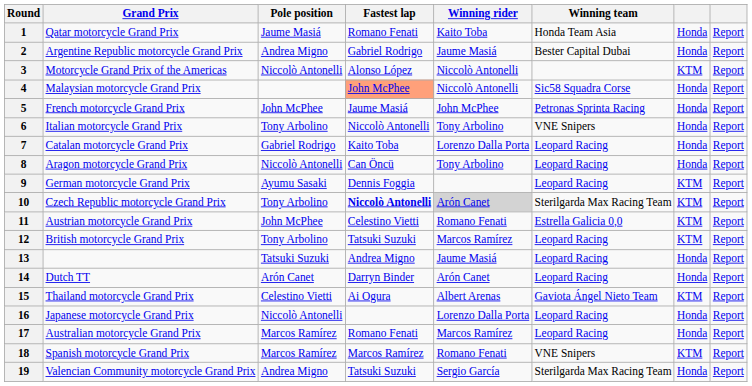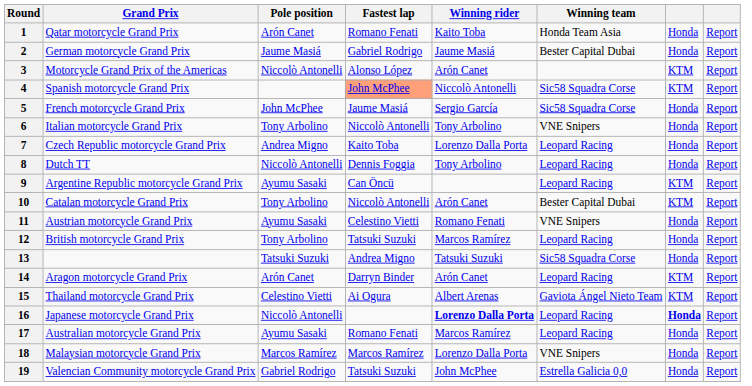(291, 32) Jaume Masiá -> (287, 32) Arón Canet
(144, 51) Argentine Republic motorcycle Grand Prix -> (118, 51) German motorcycle Grand Prix
(294, 51) Andrea Migno -> (291, 51) Jaume Masiá
(477, 70) Niccolò Antonelli -> (461, 70) Arón Canet
(123, 88) Malaysian motorcycle Grand Prix -> (117, 88) Spanish motorcycle Grand Prix
(692, 88) Honda -> (681, 88) KTM
(468, 107) John McPhee -> (466, 107) Sergio García
(590, 107) Petronas Sprinta Racing -> (587, 107) Sic58 Squadra Corse
(117, 145) Catalan motorcycle Grand Prix -> (136, 145) Czech Republic motorcycle Grand Prix
(298, 145) Gabriel Rodrigo -> (294, 145) Andrea Migno
(116, 164) Aragon motorcycle Grand Prix -> (68, 164) Dutch TT
(371, 164) Can Öncü -> (381, 164) Dennis Foggia
(118, 183) German motorcycle Grand Prix -> (144, 183) Argentine Republic motorcycle Grand Prix
(381, 183) Dennis Foggia -> (371, 183) Can Öncü
(136, 201) Czech Republic motorcycle Grand Prix -> (117, 201) Catalan motorcycle Grand Prix
(390, 201) bold -> (389, 201) normal
(463, 201) lightgrey background -> (461, 201) no background
(603, 201) Sterilgarda Max Racing Team -> (587, 201) Bester Capital Dubai
(292, 220) John McPhee -> (294, 220) Ayumu Sasaki
(579, 220) Estrella Galicia 0,0 -> (570, 220) VNE Snipers
(690, 220) KTM -> (683, 220) Honda
(690, 239) KTM -> (683, 239) Honda
(467, 258) Jaume Masiá -> (469, 258) Tatsuki Suzuki
(571, 258) Leopard Racing -> (587, 258) Sic58 Squadra Corse
(68, 277) Dutch TT -> (116, 277) Aragon motorcycle Grand Prix
(692, 277) Honda -> (681, 277) KTM
(483, 315) normal -> (484, 315) bold
(692, 315) normal -> (684, 315) bold
(299, 333) Marcos Ramírez -> (294, 333) Ayumu Sasaki
(117, 352) Spanish motorcycle Grand Prix -> (123, 352) Malaysian motorcycle Grand Prix
(472, 352) Romano Fenati -> (481, 352) Lorenzo Dalla Porta
(690, 352) KTM -> (683, 352) Honda
(294, 371) Andrea Migno -> (298, 371) Gabriel Rodrigo
(468, 371) Sergio García -> (466, 371) John McPhee
(603, 371) Sterilgarda Max Racing Team -> (583, 371) Estrella Galicia 0,0
